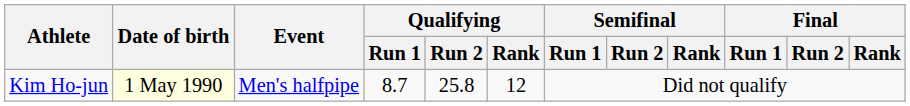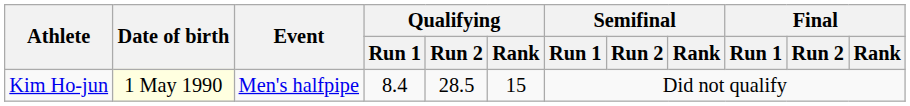(395, 85) 8.7 -> (395, 85) 8.4
(457, 85) 25.8 -> (457, 85) 28.5
(516, 85) 12 -> (516, 85) 15
